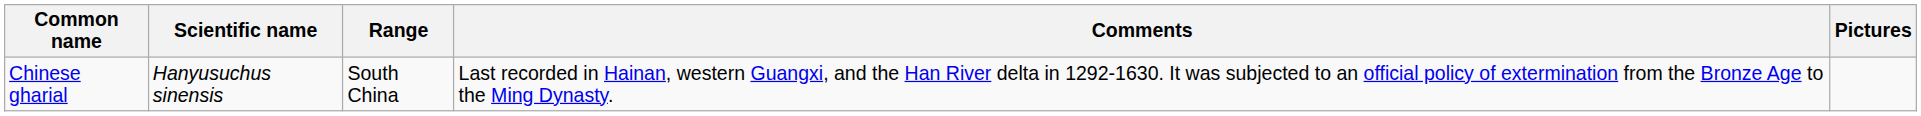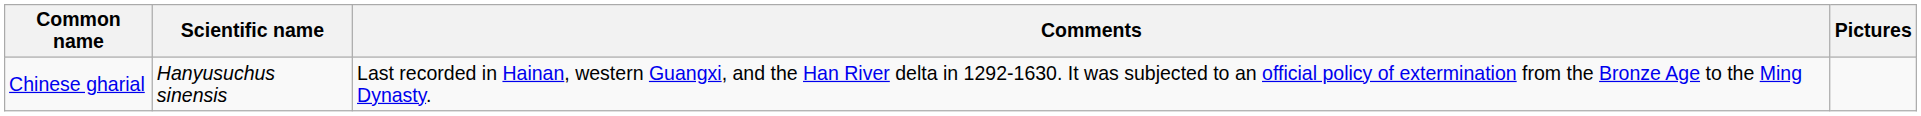- column: (399, 30)
